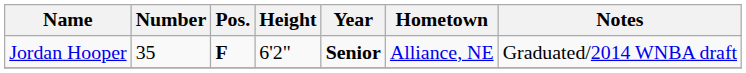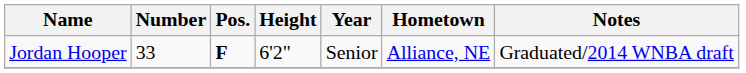(146, 51) 35 -> (146, 51) 33
(353, 51) bold -> (352, 51) normal
